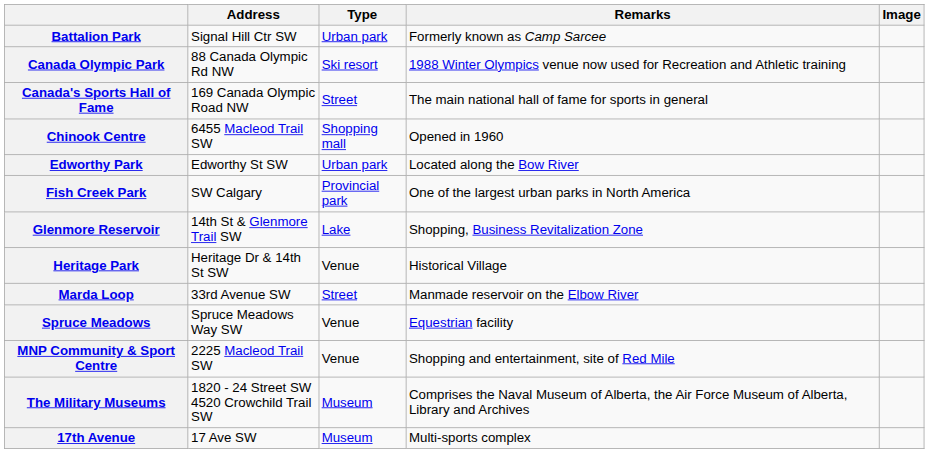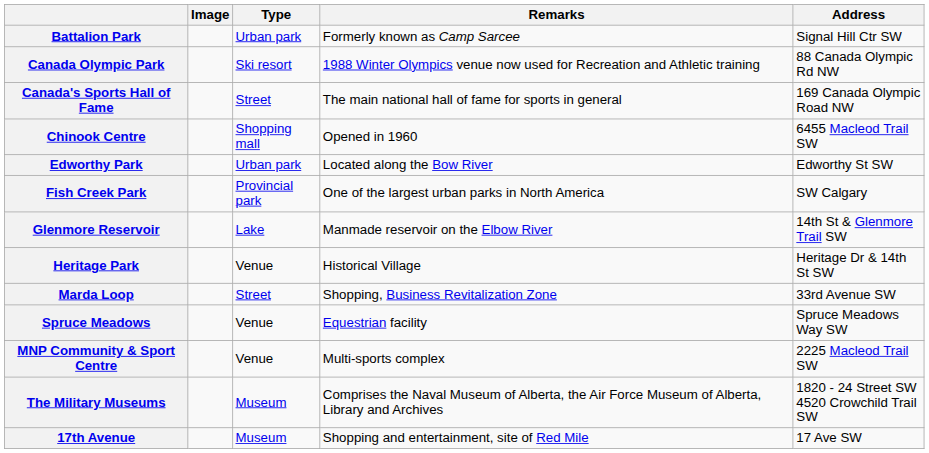columns swapped: (253, 15) <-> (902, 15)
(526, 229) Shopping, Business Revitalization Zone -> (438, 229) Manmade reservoir on the Elbow River
(524, 294) Manmade reservoir on the Elbow River -> (440, 294) Shopping, Business Revitalization Zone
(542, 358) Shopping and entertainment, site of Red Mile -> (384, 358) Multi-sports complex
(470, 438) Multi-sports complex -> (456, 438) Shopping and entertainment, site of Red Mile
